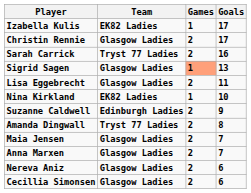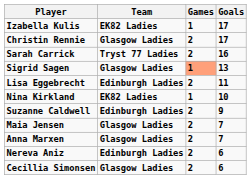(136, 82) Glasgow Ladies -> (142, 82) Edinburgh Ladies
- row: (46, 125)
(136, 168) Glasgow Ladies -> (142, 153) Edinburgh Ladies
